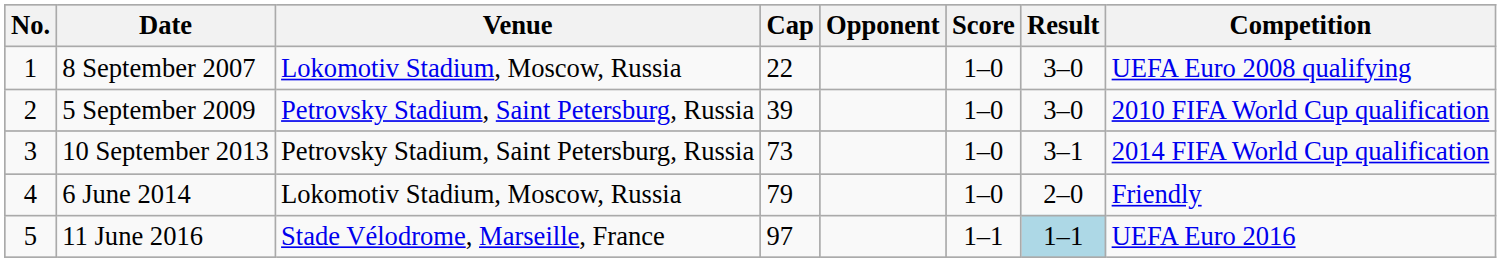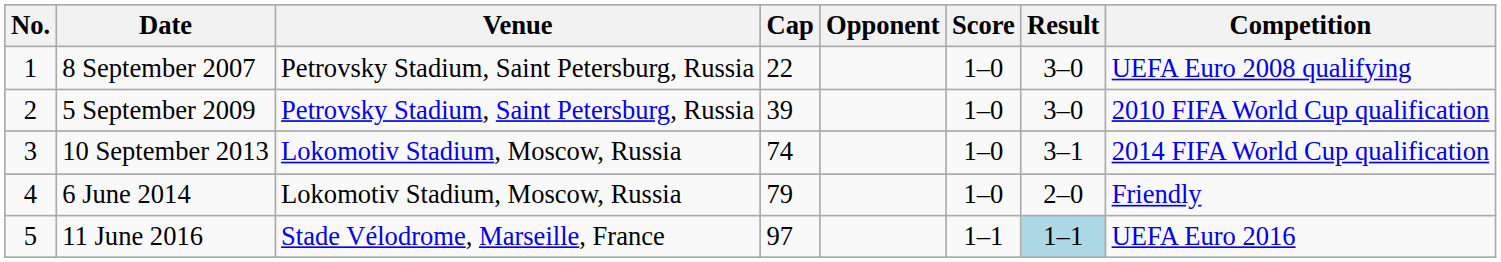(481, 67) Lokomotiv Stadium, Moscow, Russia -> (518, 67) Petrovsky Stadium, Saint Petersburg, Russia
(518, 151) Petrovsky Stadium, Saint Petersburg, Russia -> (481, 151) Lokomotiv Stadium, Moscow, Russia
(780, 151) 73 -> (780, 151) 74
